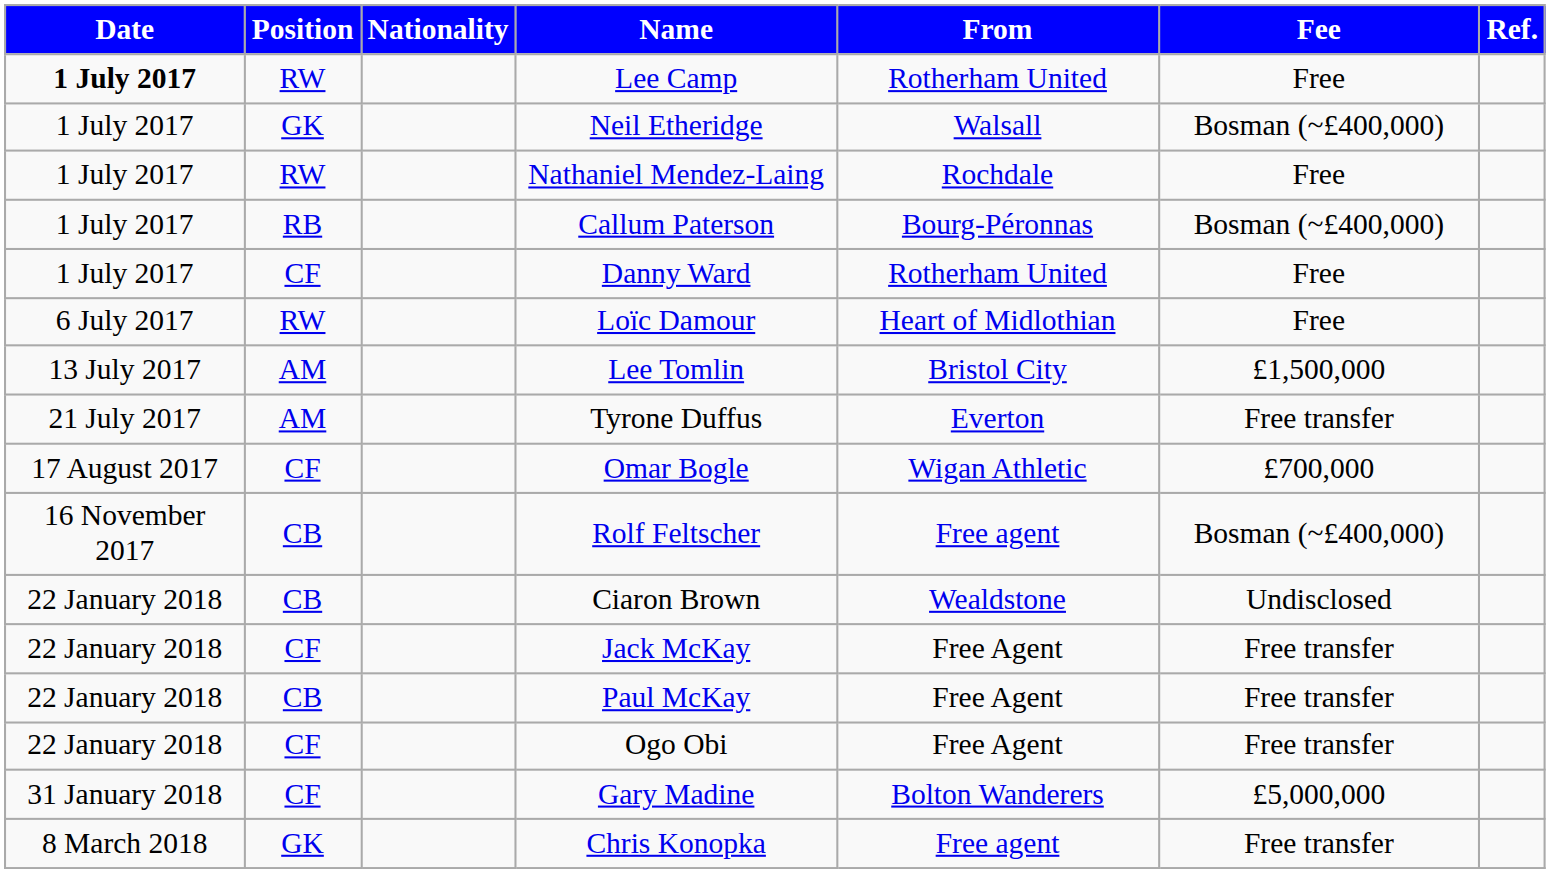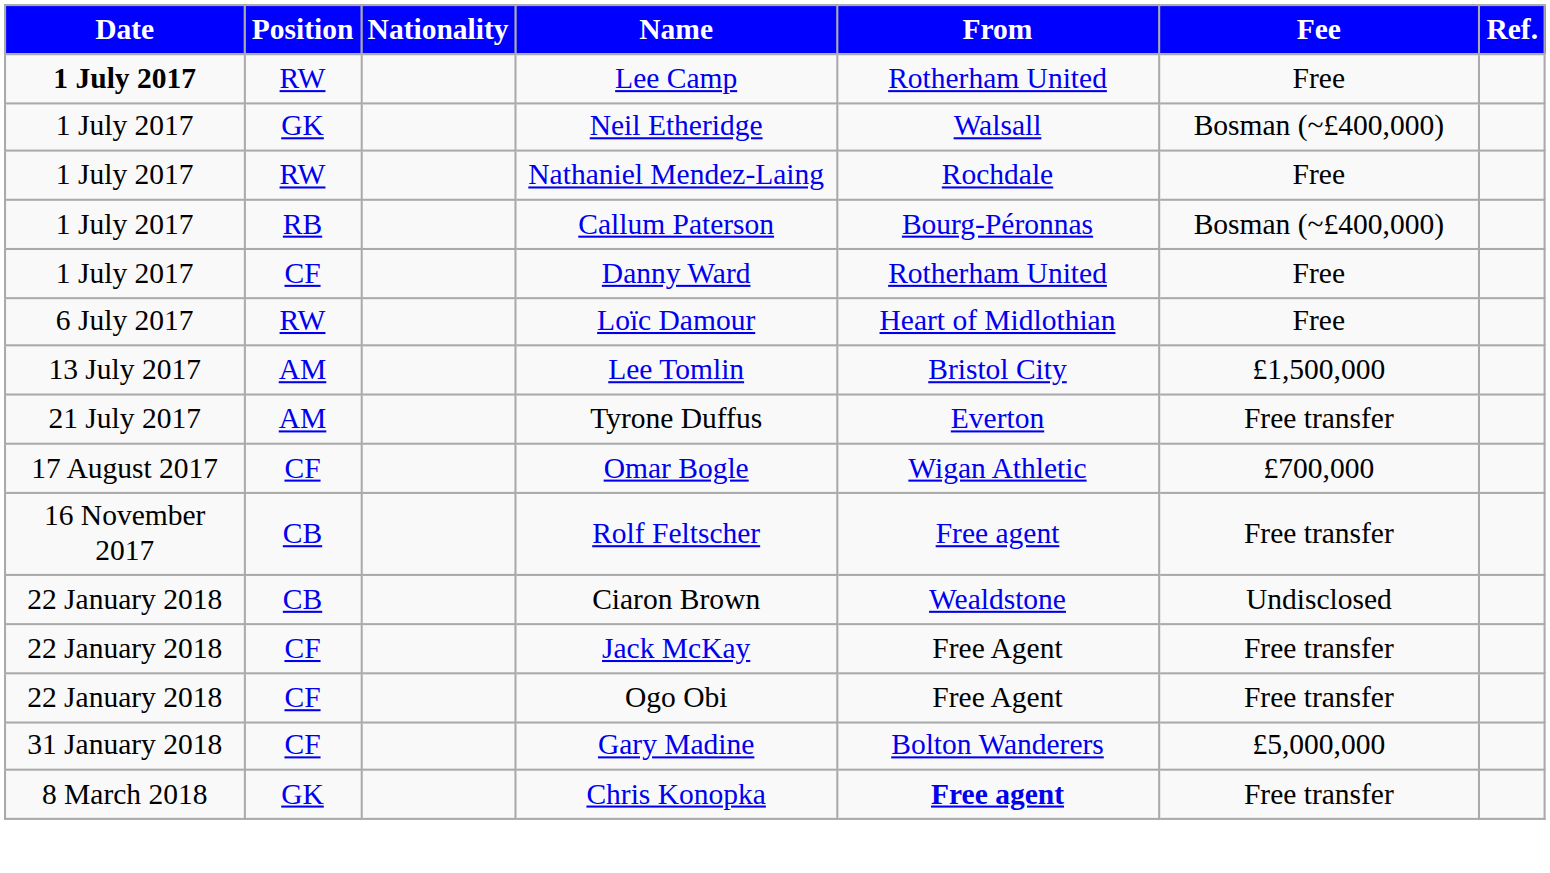(1319, 533) Bosman (~£400,000) -> (1319, 533) Free transfer
- row: (676, 697)
(998, 843) normal -> (998, 794) bold
